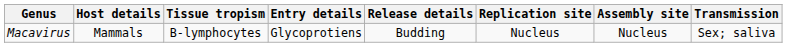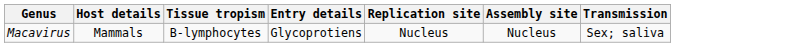- column: (420, 14)
